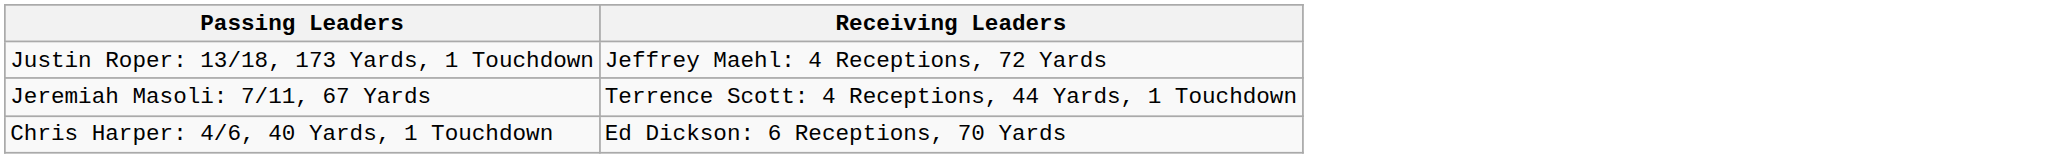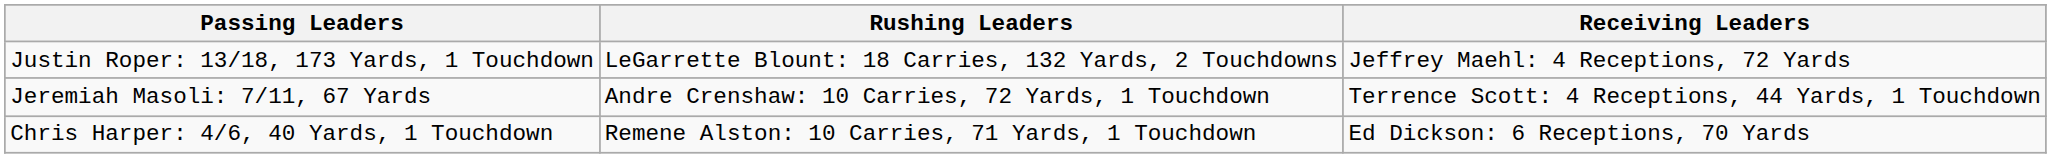+ column: (971, 23)
